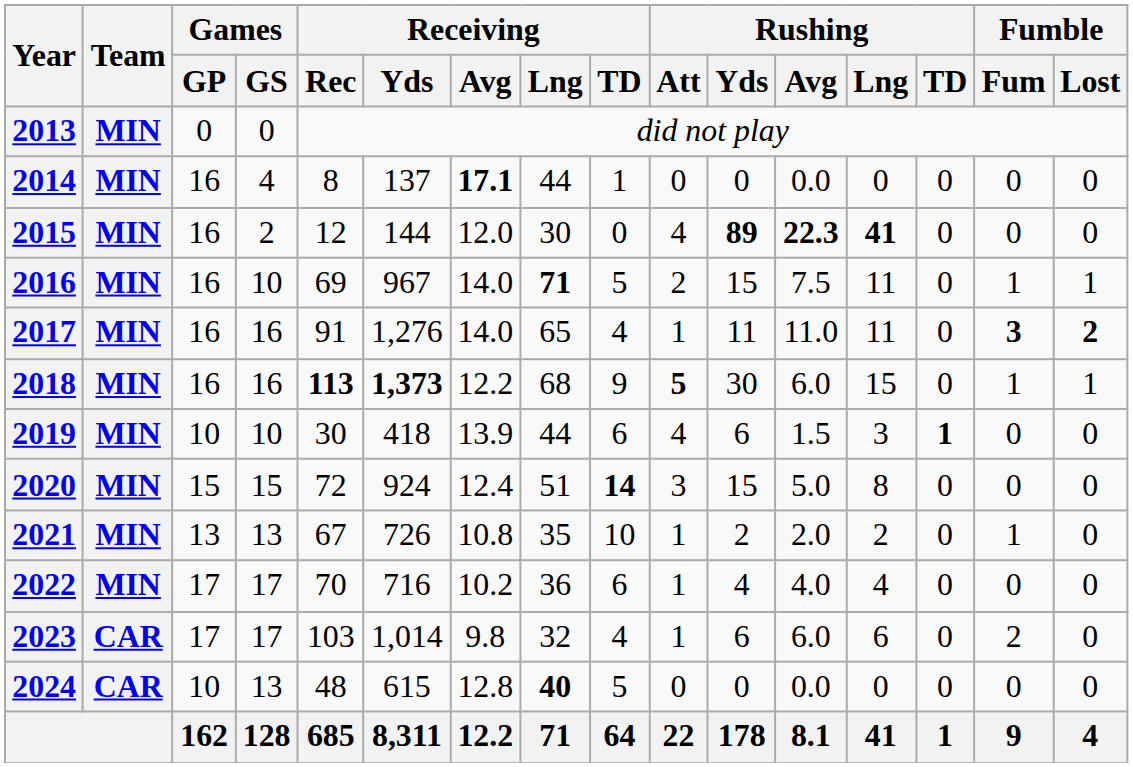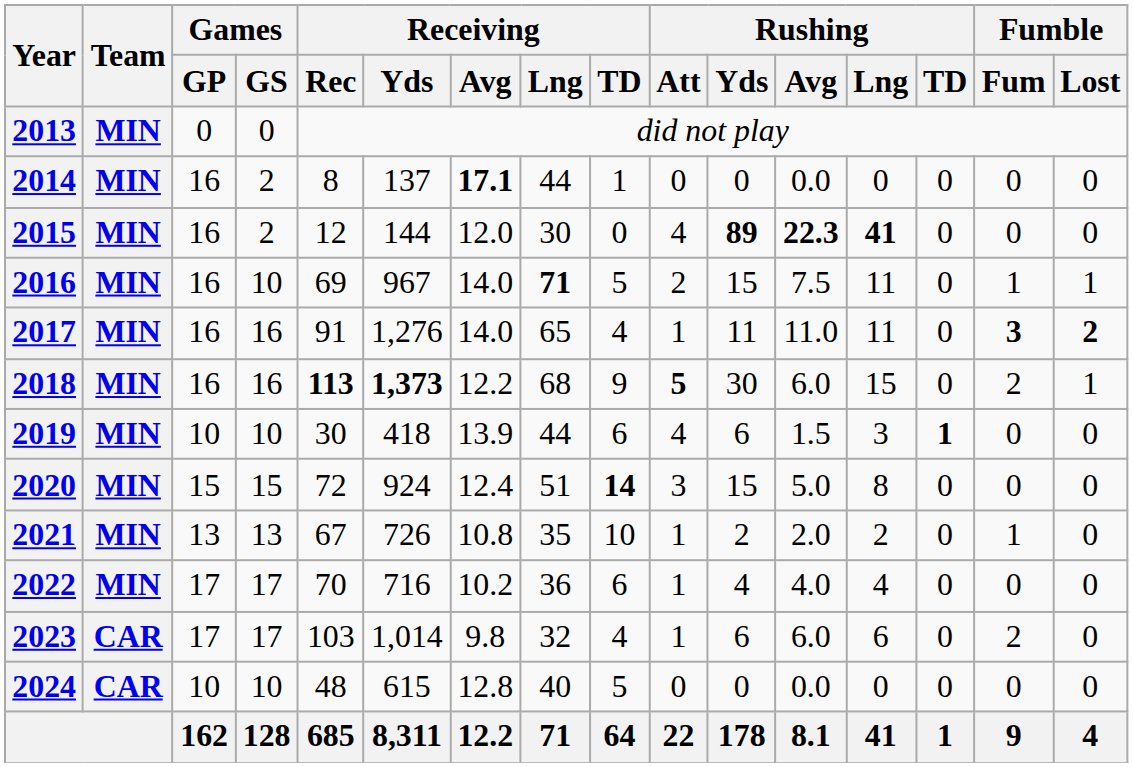(267, 181) 4 -> (267, 181) 2
(1014, 383) 1 -> (1014, 383) 2
(267, 686) 13 -> (267, 686) 10
(555, 686) bold -> (555, 686) normal
